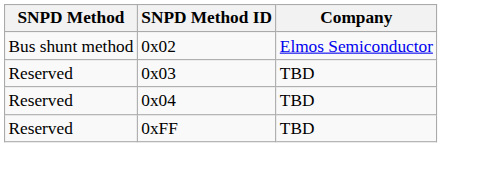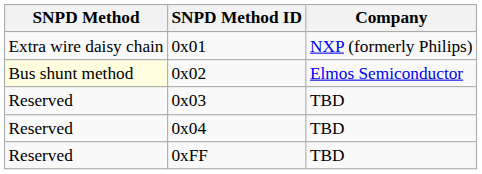+ row: (189, 45)
(71, 45) no background -> (71, 73) lightyellow background
